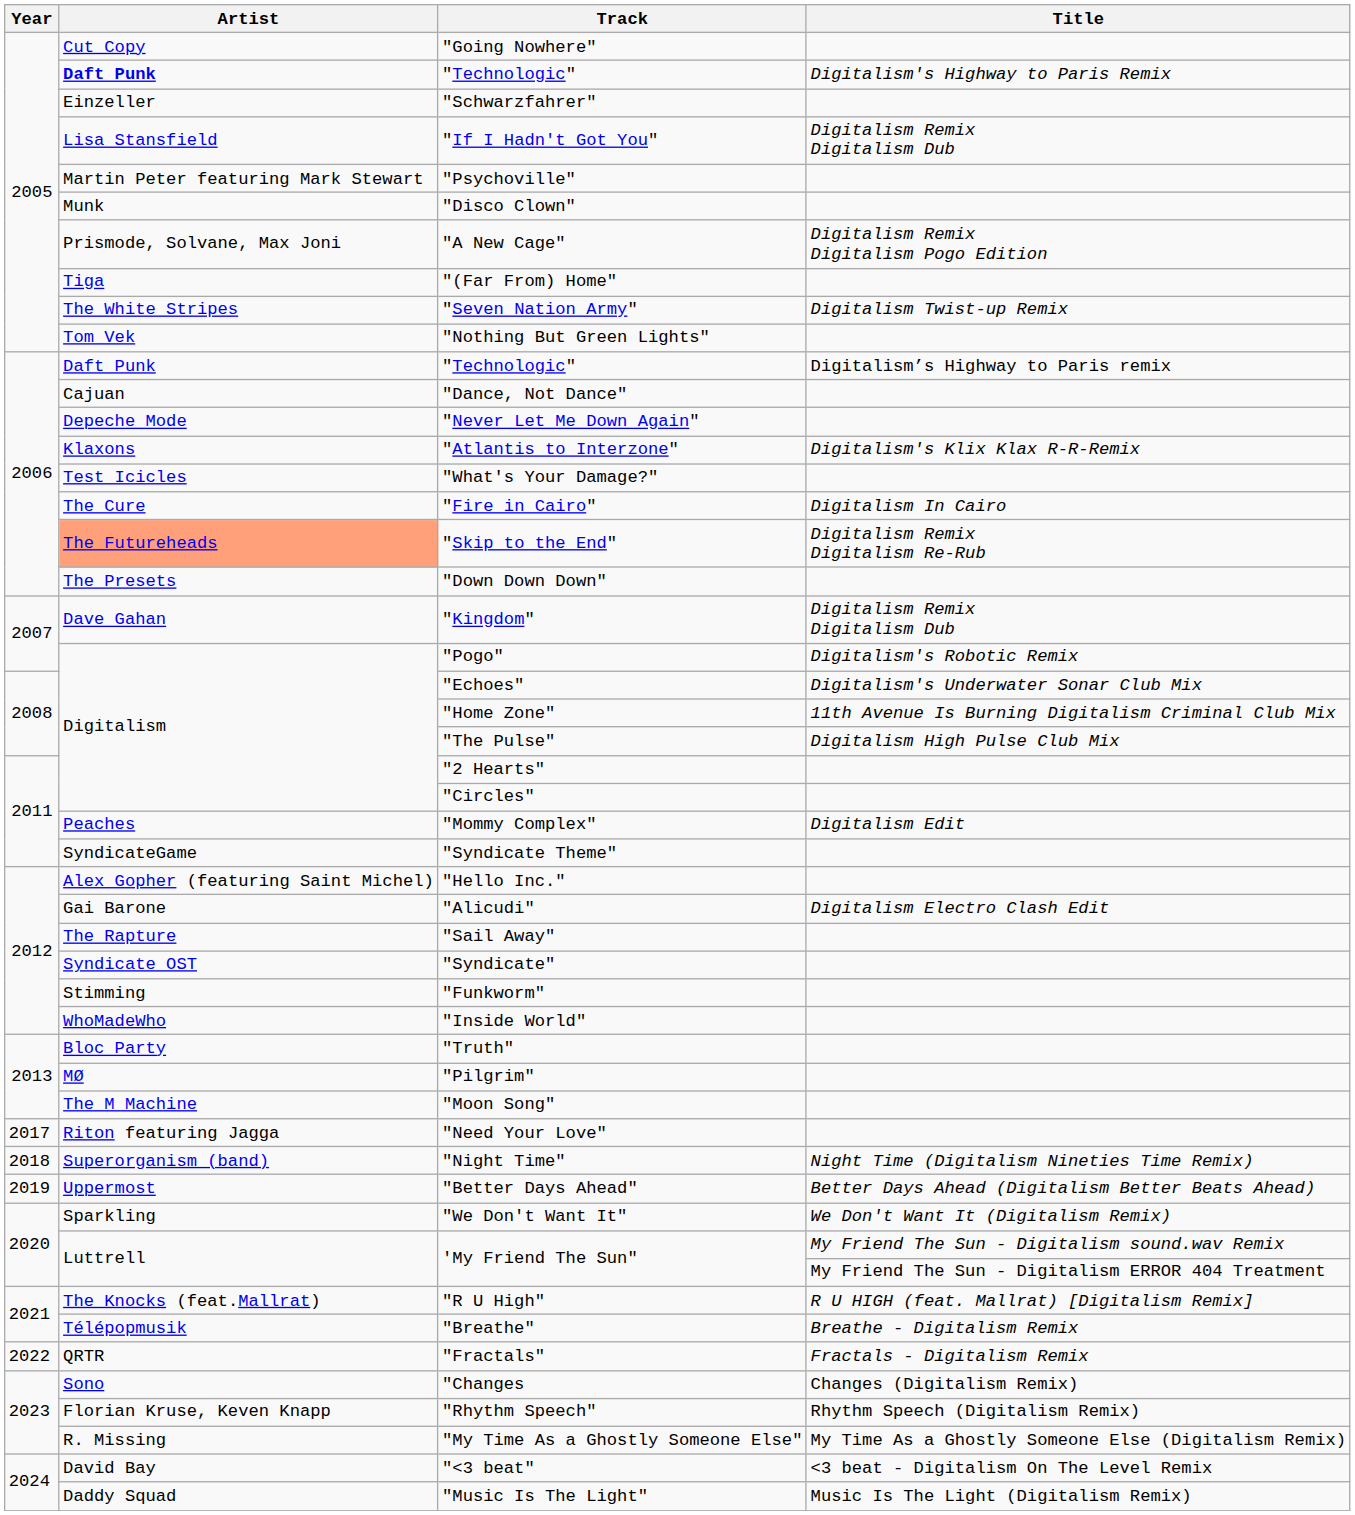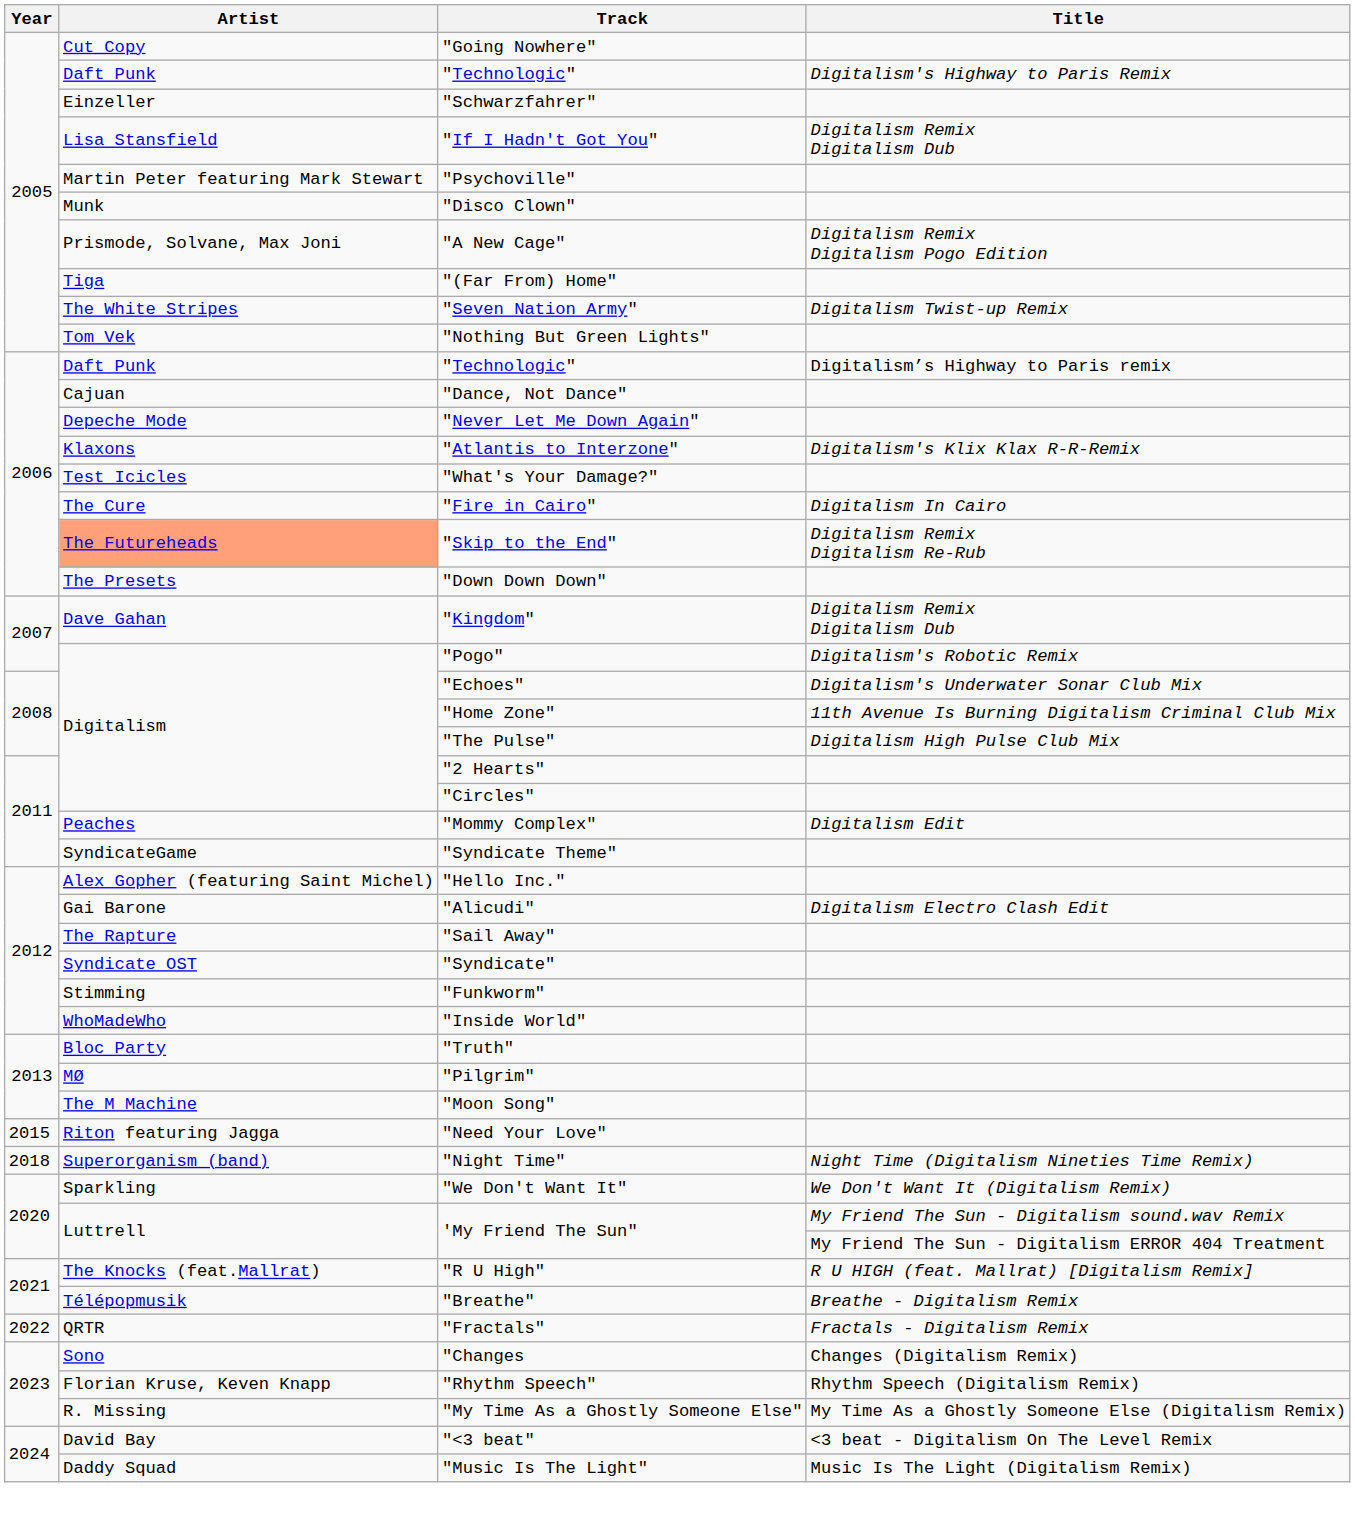(109, 75) bold -> (109, 75) normal
(29, 1133) 2017 -> (29, 1133) 2015
- row: (540, 1189)
